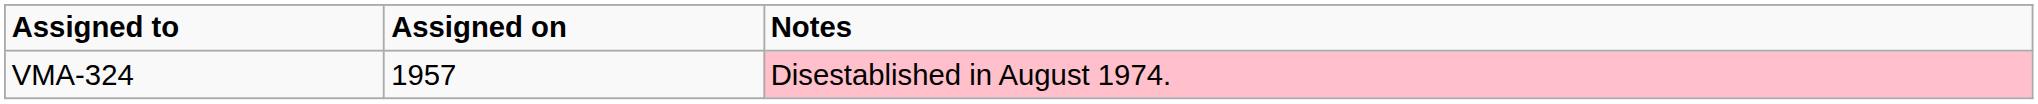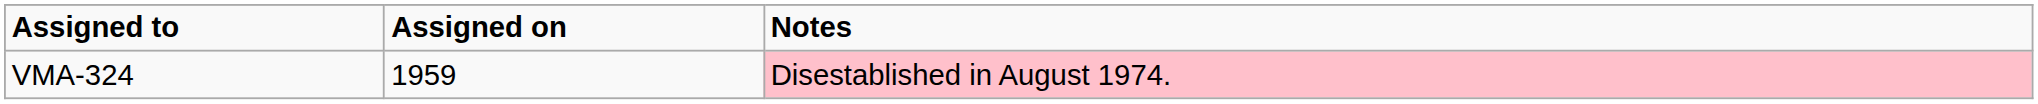(424, 74) 1957 -> (424, 74) 1959
